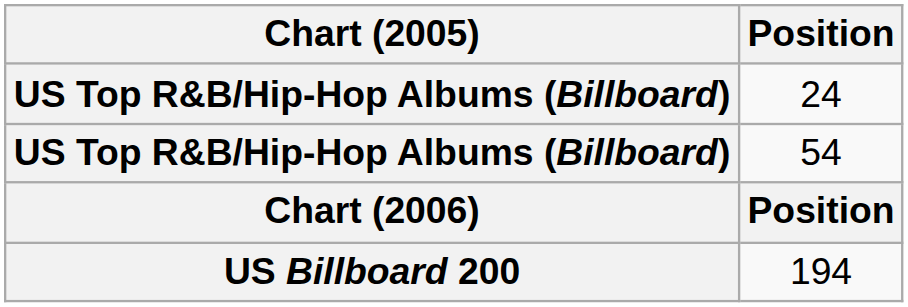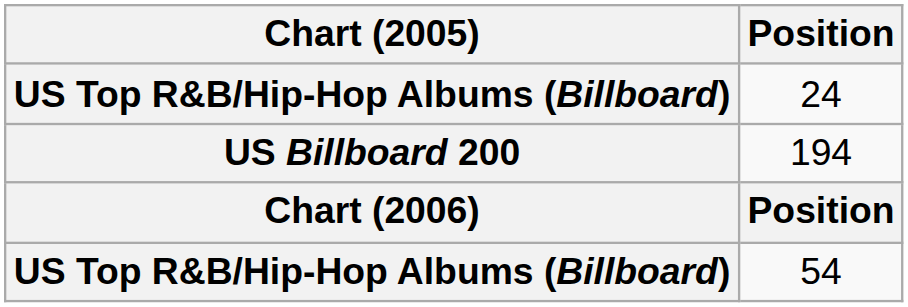rows swapped: (821, 152) <-> (821, 270)
